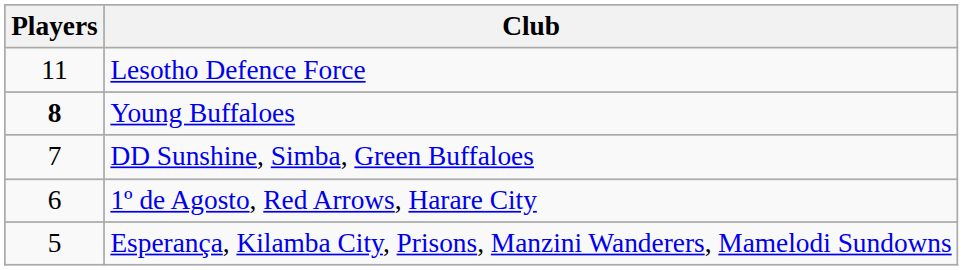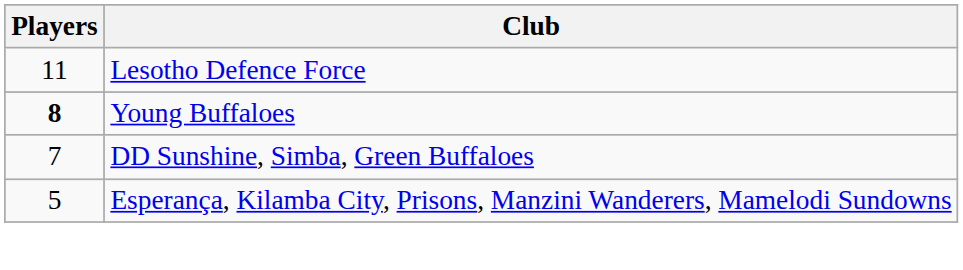- row: (324, 199)
